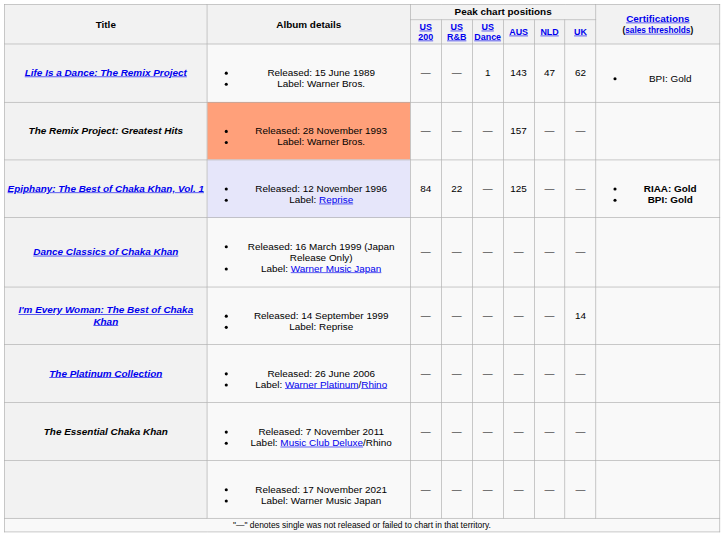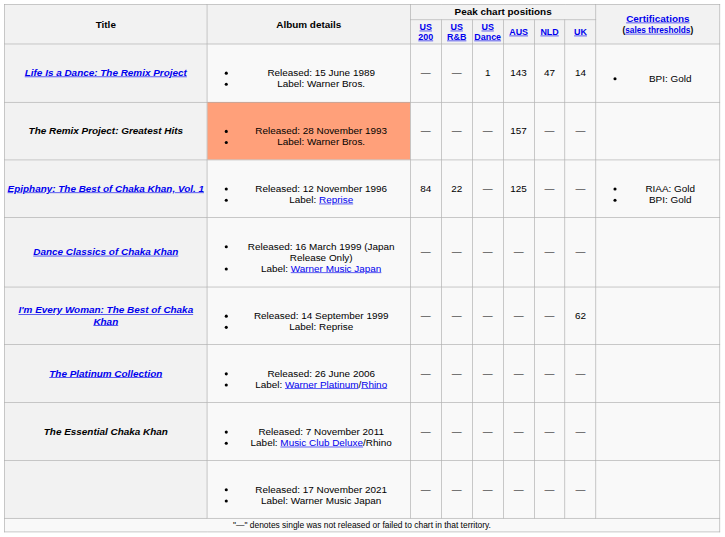(581, 73) 62 -> (581, 73) 14
(309, 194) lavender background -> (309, 194) no background
(658, 194) bold -> (658, 194) normal
(581, 315) 14 -> (581, 315) 62
